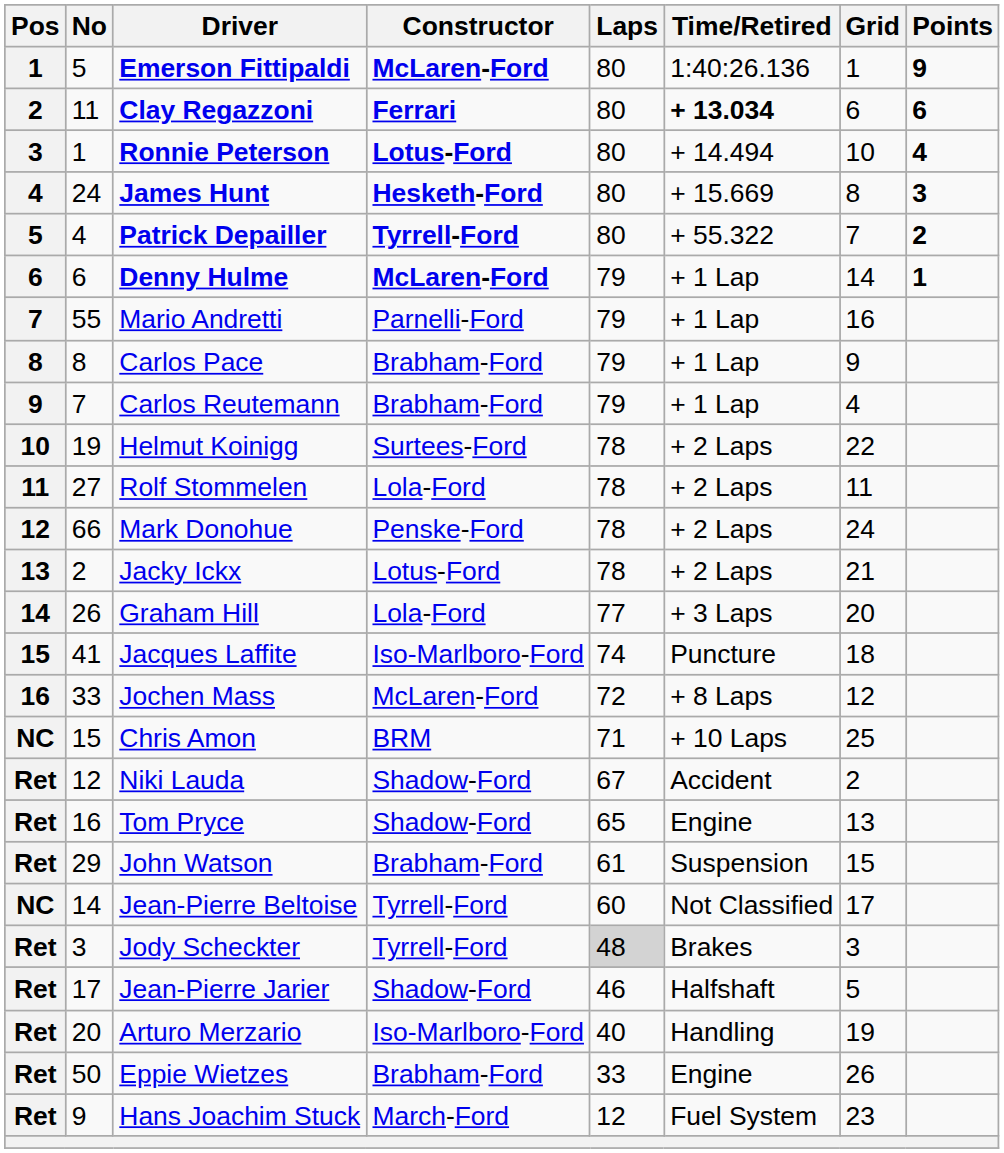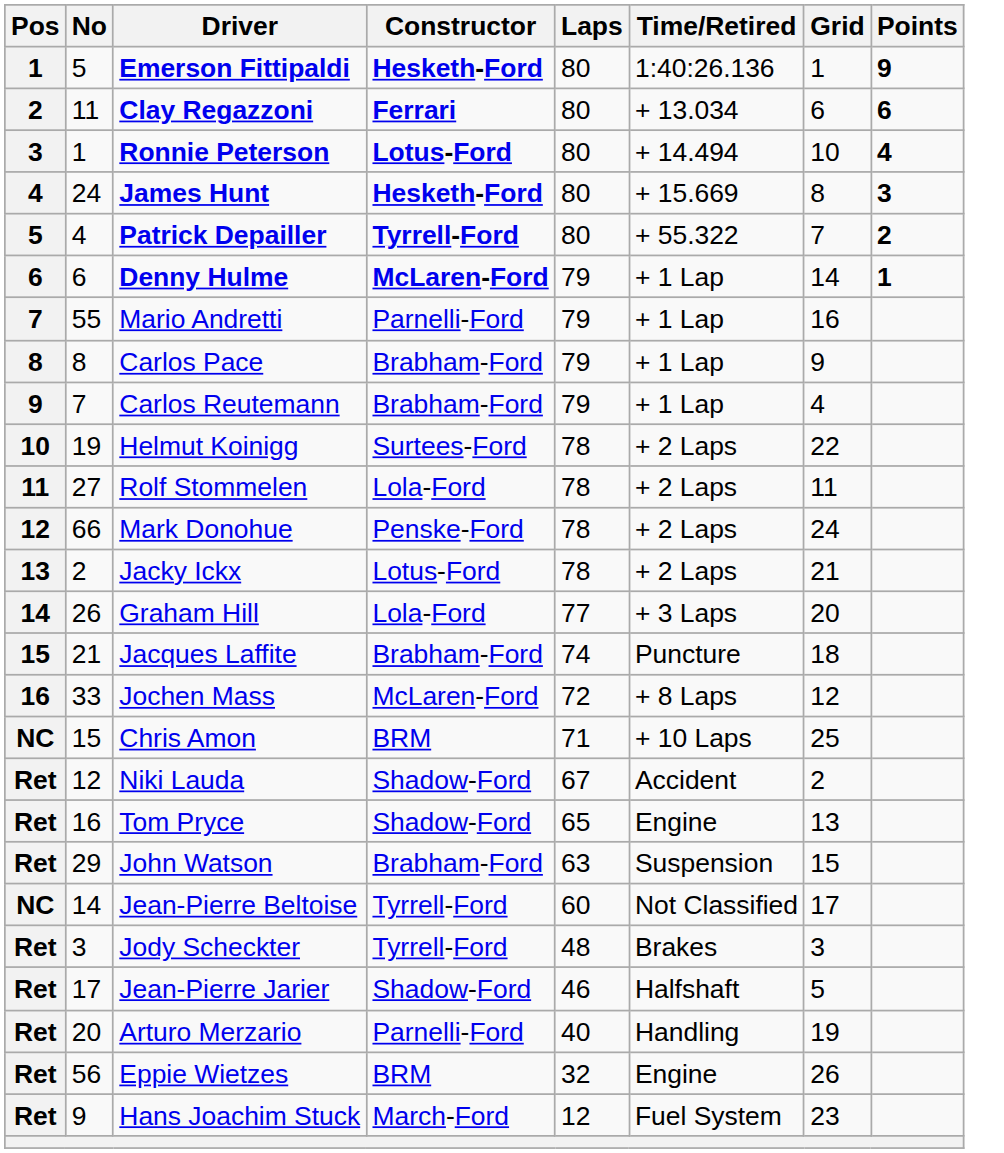(461, 68) McLaren-Ford -> (458, 68) Hesketh-Ford
(722, 110) bold -> (687, 110) normal
(86, 654) 41 -> (86, 654) 21
(478, 654) Iso-Marlboro-Ford -> (458, 654) Brabham-Ford
(611, 863) 61 -> (576, 863) 63
(611, 947) lightgrey background -> (576, 947) no background
(478, 1031) Iso-Marlboro-Ford -> (448, 1031) Parnelli-Ford
(86, 1073) 50 -> (86, 1073) 56
(458, 1073) Brabham-Ford -> (402, 1073) BRM
(611, 1073) 33 -> (576, 1073) 32
